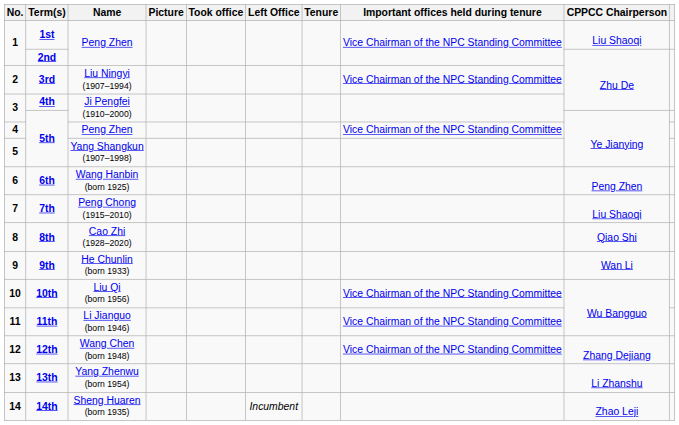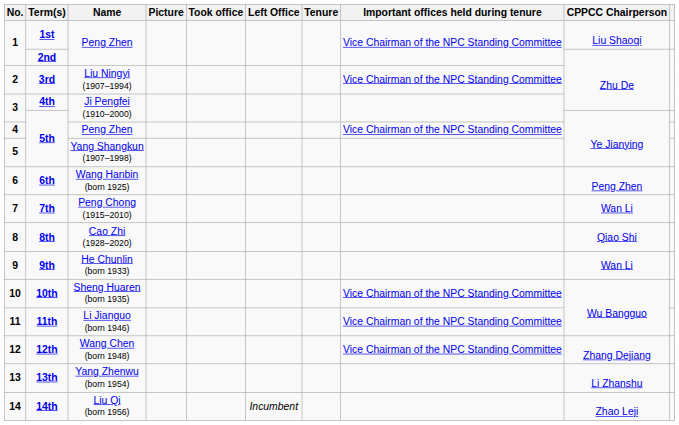(617, 214) Liu Shaoqi -> (617, 209) Wan Li
(107, 293) Liu Qi (born 1956) -> (107, 293) Sheng Huaren (born 1935)
(107, 406) Sheng Huaren (born 1935) -> (107, 406) Liu Qi (born 1956)
